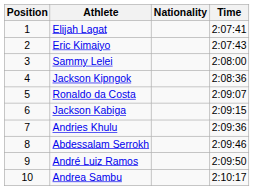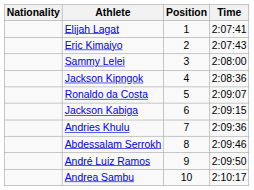columns swapped: (27, 12) <-> (180, 12)
